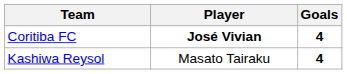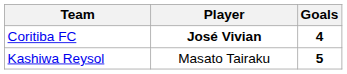(319, 58) 4 -> (319, 58) 5
